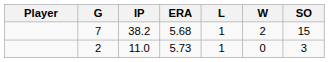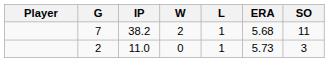columns swapped: (263, 13) <-> (180, 13)
(304, 31) 15 -> (304, 31) 11
